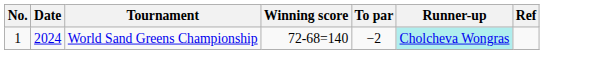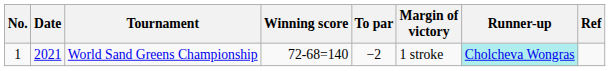+ column: (429, 24)
(48, 38) 2024 -> (48, 54) 2021
